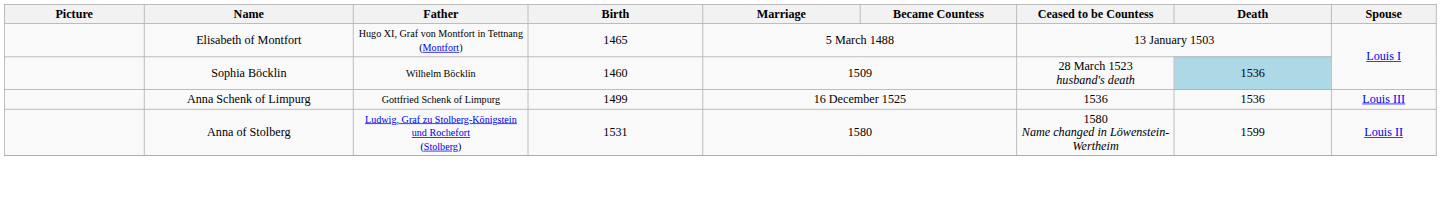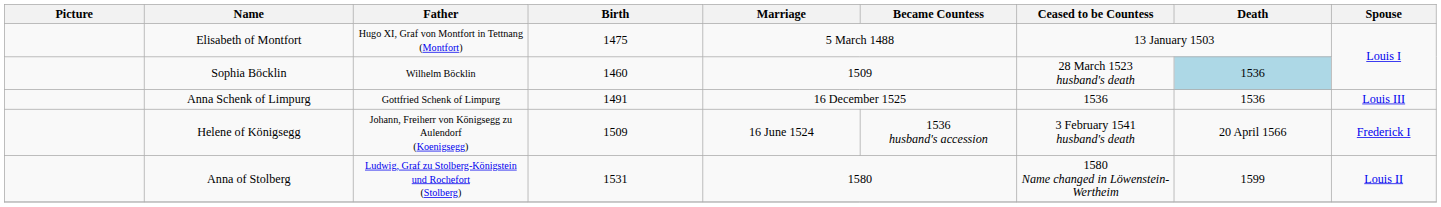(615, 40) 1465 -> (615, 40) 1475
(615, 99) 1499 -> (615, 99) 1491
+ row: (249, 132)
